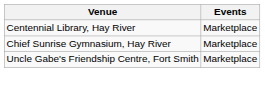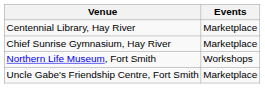+ row: (81, 59)
